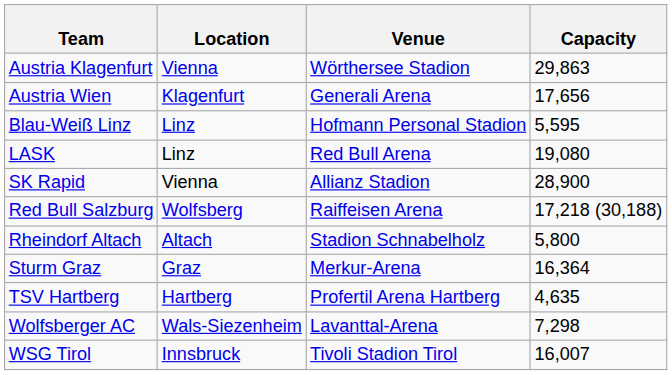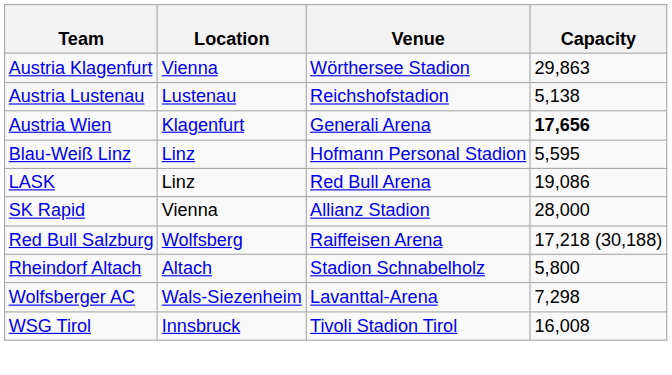+ row: (77, 96)
(562, 96) normal -> (562, 125) bold
(562, 153) 19,080 -> (562, 182) 19,086
(562, 182) 28,900 -> (562, 211) 28,000
- row: (55, 268)
- row: (64, 297)
(562, 354) 16,007 -> (562, 325) 16,008
